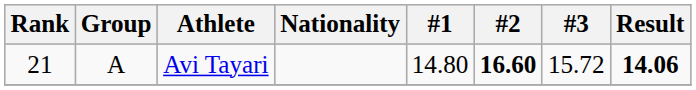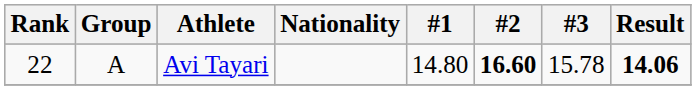(40, 64) 21 -> (40, 64) 22
(576, 64) 15.72 -> (576, 64) 15.78
